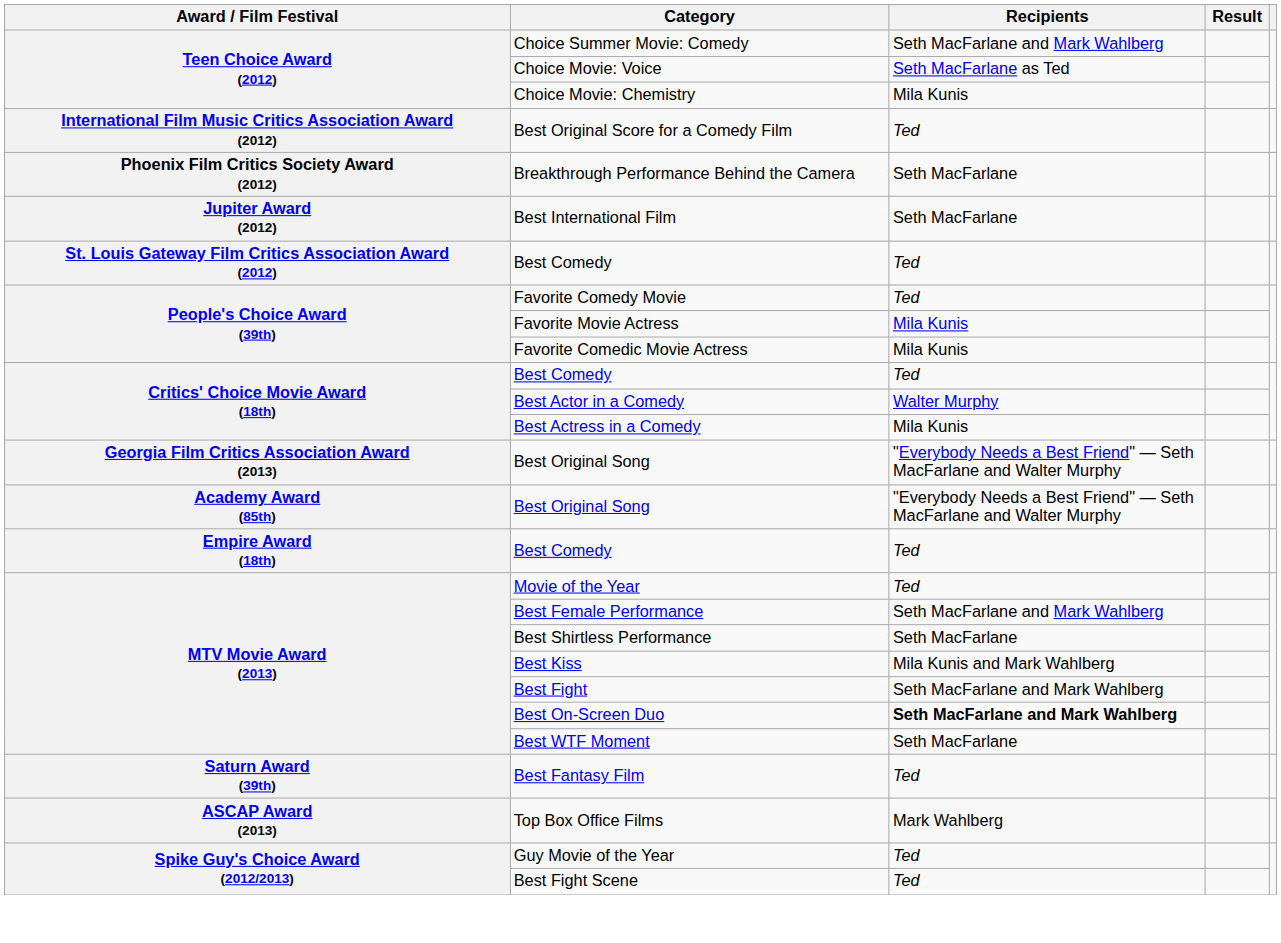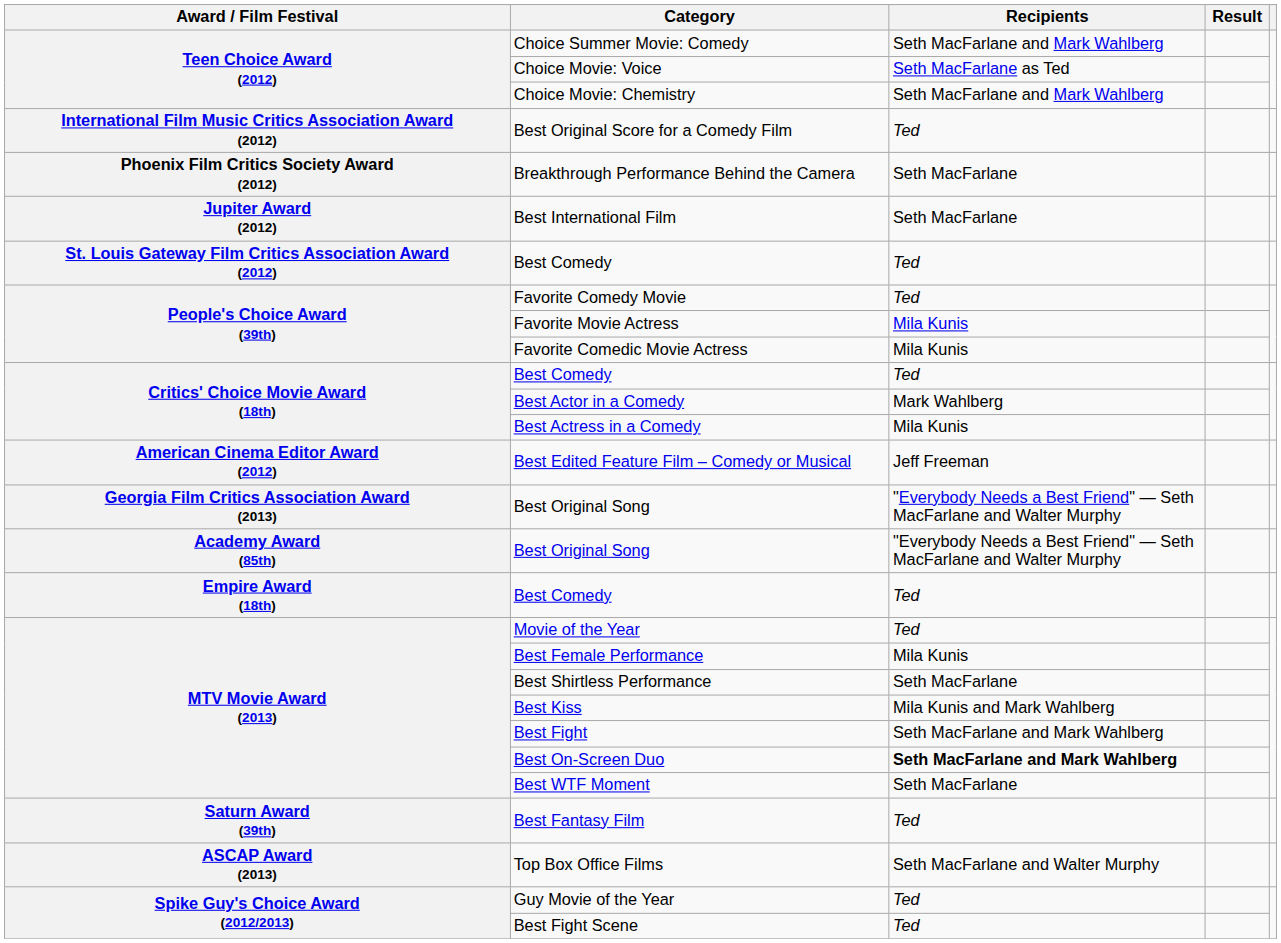(931, 95) Mila Kunis -> (1028, 95) Seth MacFarlane and Mark Wahlberg
(946, 401) Walter Murphy -> (948, 401) Mark Wahlberg
+ row: (257, 462)
(1028, 611) Seth MacFarlane and Mark Wahlberg -> (931, 656) Mila Kunis
(948, 820) Mark Wahlberg -> (1026, 864) Seth MacFarlane and Walter Murphy
